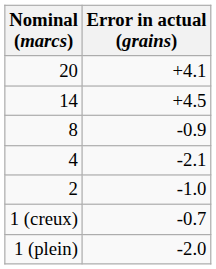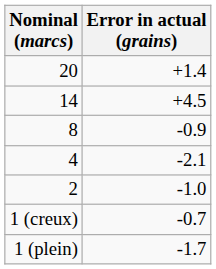(189, 70) +4.1 -> (189, 70) +1.4
(192, 248) -2.0 -> (192, 248) -1.7
